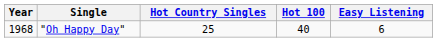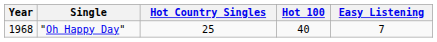(381, 29) 6 -> (381, 29) 7
